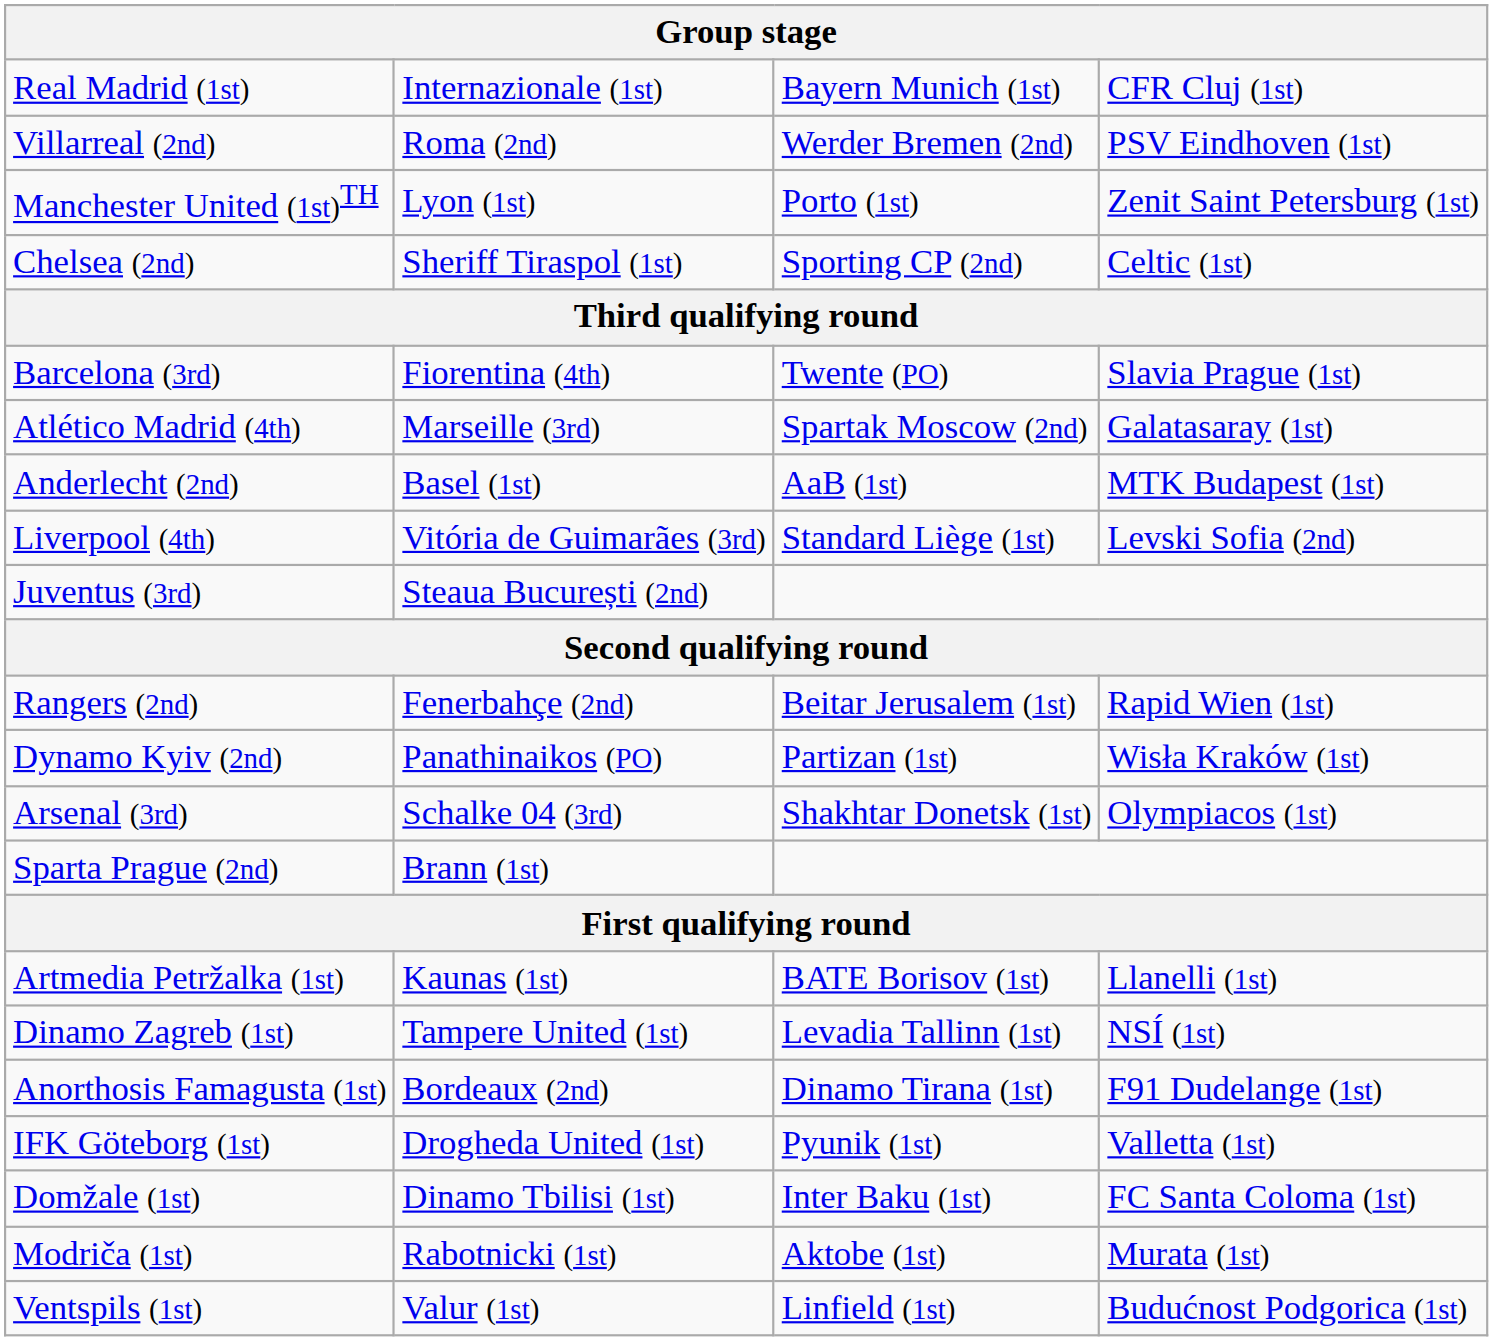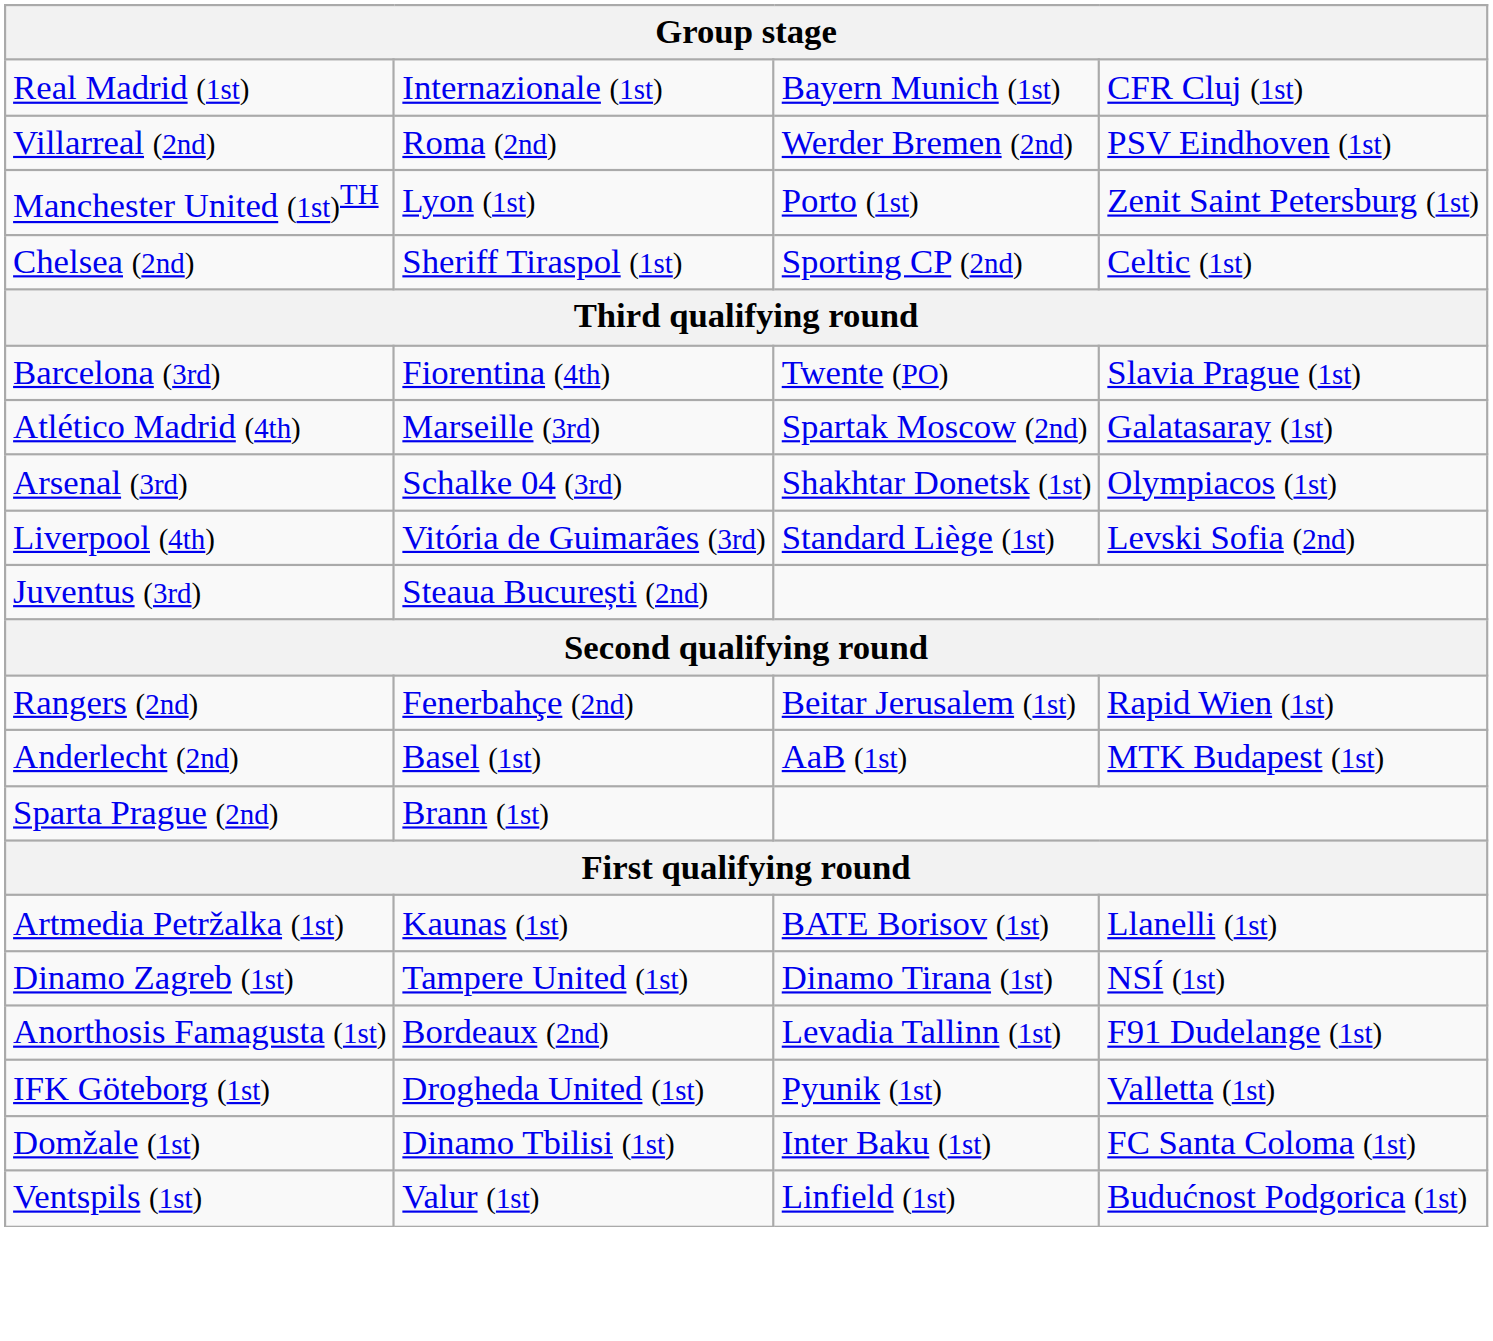rows swapped: (100, 812) <-> (126, 481)
- row: (148, 757)
(921, 1032) Levadia Tallinn (1st) -> (917, 977) Dinamo Tirana (1st)
(917, 1087) Dinamo Tirana (1st) -> (921, 1032) Levadia Tallinn (1st)
- row: (103, 1252)
